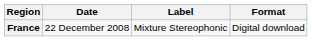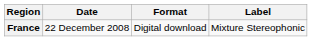columns swapped: (268, 12) <-> (181, 12)
